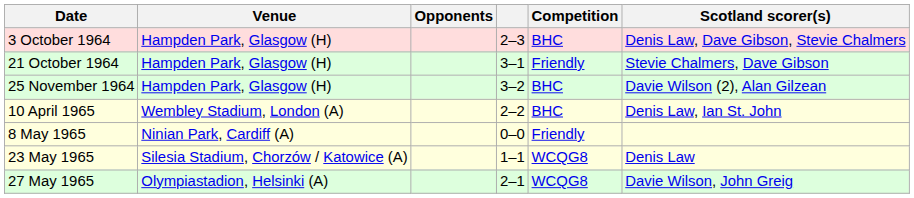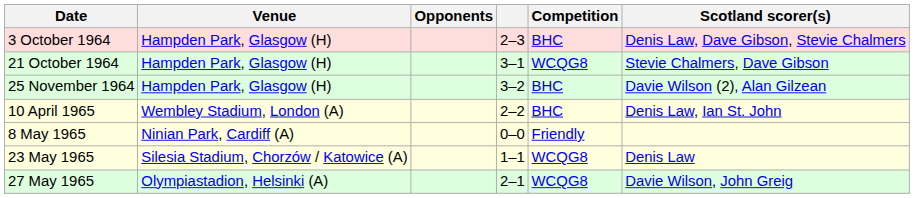(558, 63) Friendly -> (560, 63) WCQG8
